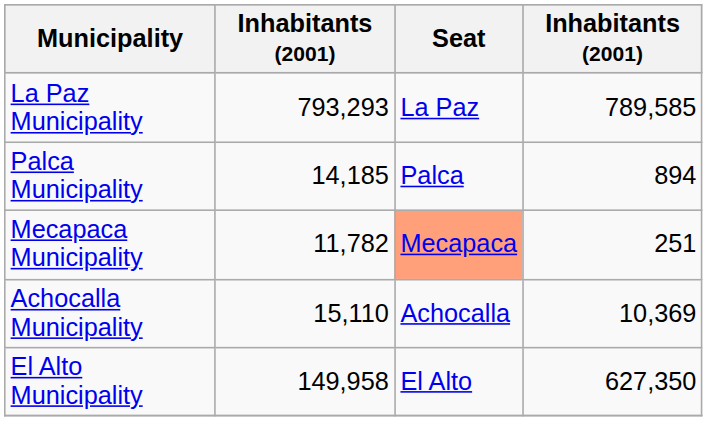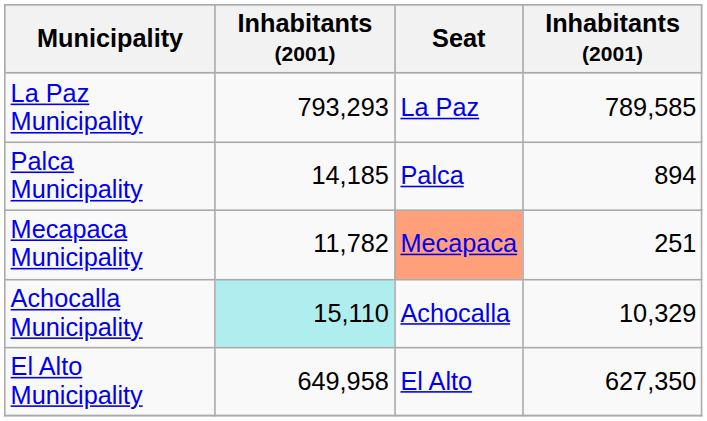(351, 312) no background -> (351, 312) paleturquoise background
(658, 312) 10,369 -> (658, 312) 10,329
(343, 381) 149,958 -> (343, 381) 649,958
